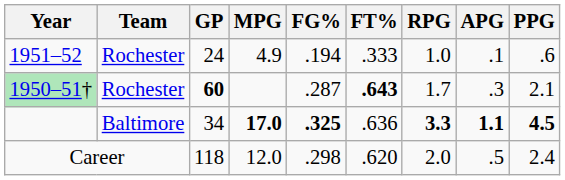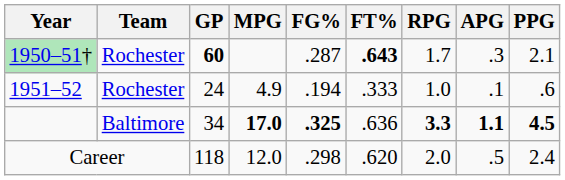rows swapped: (51, 89) <-> (46, 55)
